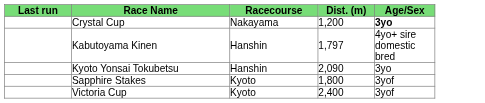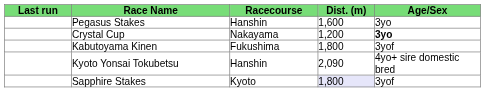+ row: (108, 22)
(249, 45) Hanshin -> (255, 46) Fukushima
(331, 45) 1,797 -> (331, 46) 1,800
(396, 45) 4yo+ sire domestic bred -> (385, 46) 3yof
(383, 68) 3yo -> (417, 63) 4yo+ sire domestic bred
(331, 80) no background -> (331, 81) lavender background
- row: (99, 92)
